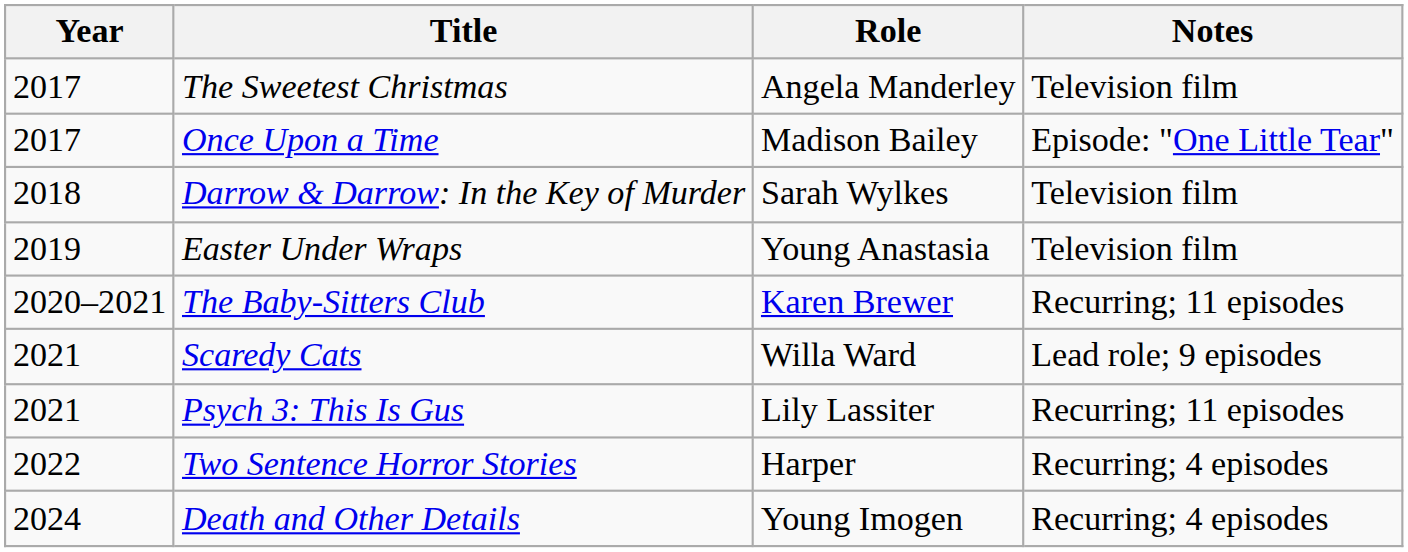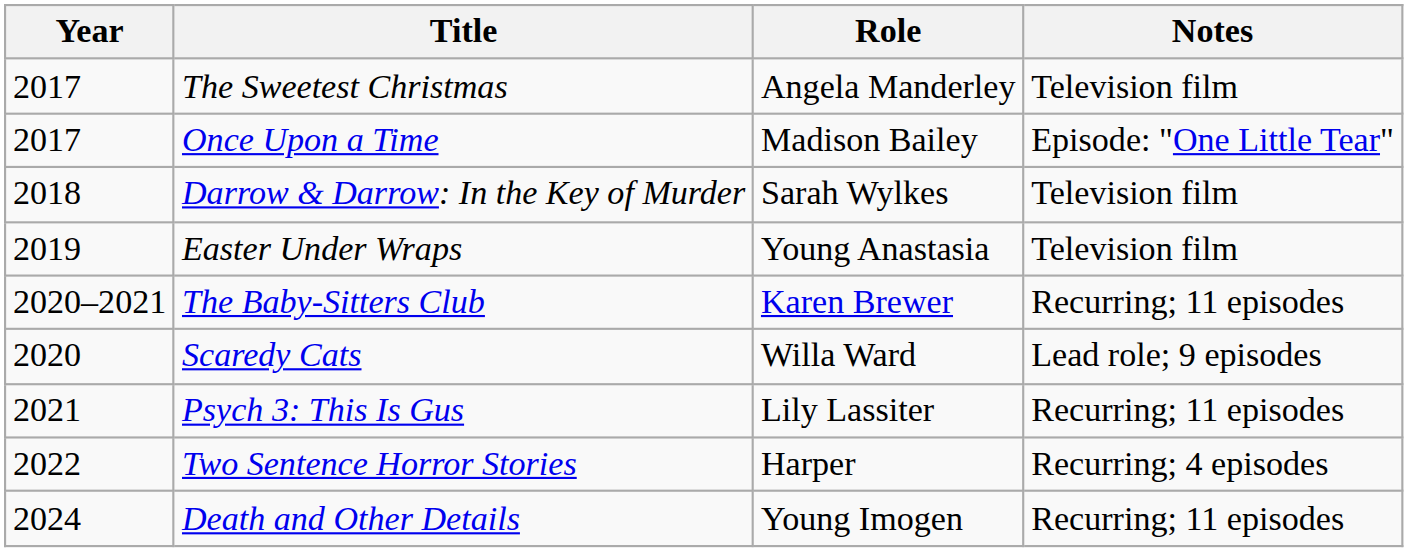(47, 355) 2021 -> (47, 355) 2020
(1180, 517) Recurring; 4 episodes -> (1188, 517) Recurring; 11 episodes
